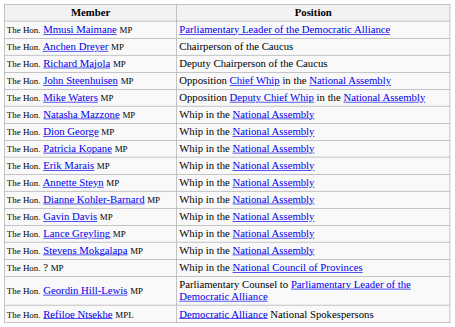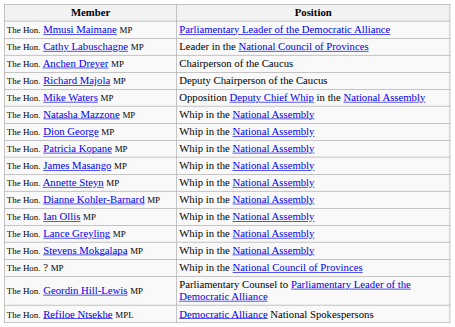+ row: (75, 47)
- row: (70, 81)
+ row: (67, 166)
- row: (58, 166)
- row: (60, 217)
+ row: (51, 217)
